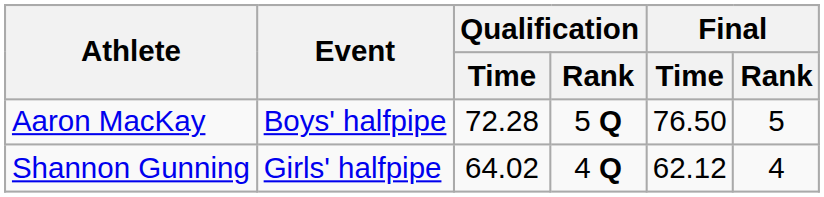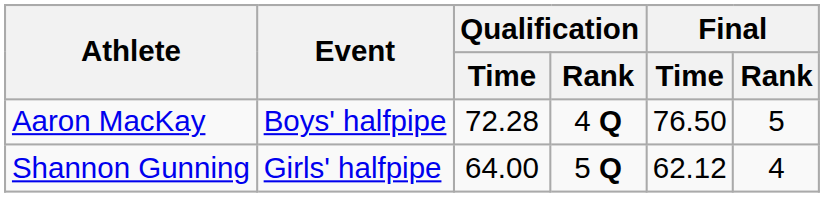(598, 122) 5 Q -> (598, 122) 4 Q
(502, 169) 64.02 -> (502, 169) 64.00
(598, 169) 4 Q -> (598, 169) 5 Q
